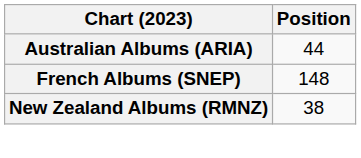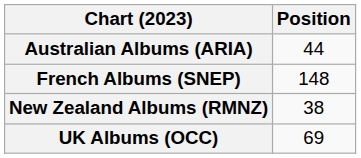+ row: (139, 138)
